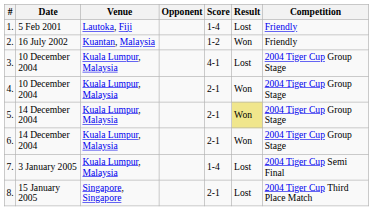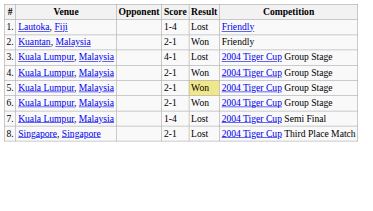- column: (48, 12)
(213, 42) 1-2 -> (170, 42) 2-1
